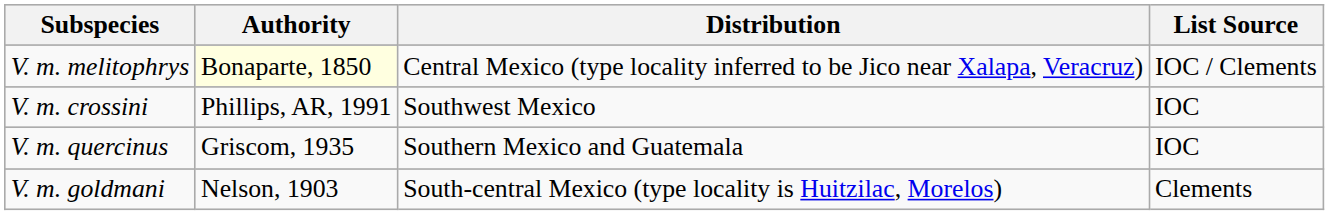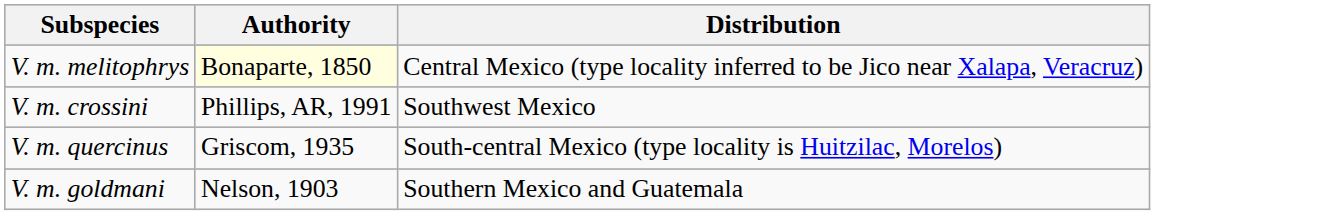- column: (1236, 24)
(573, 147) Southern Mexico and Guatemala -> (703, 147) South-central Mexico (type locality is Huitzilac, Morelos)
(703, 188) South-central Mexico (type locality is Huitzilac, Morelos) -> (573, 188) Southern Mexico and Guatemala
